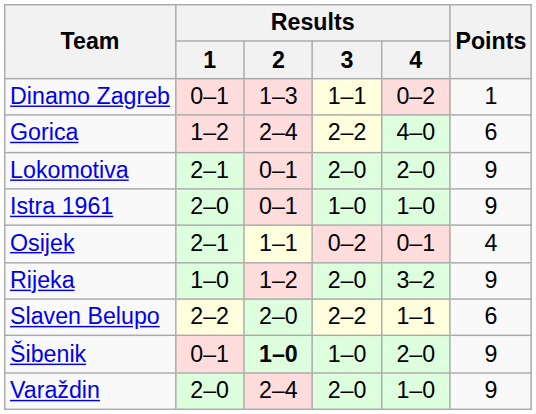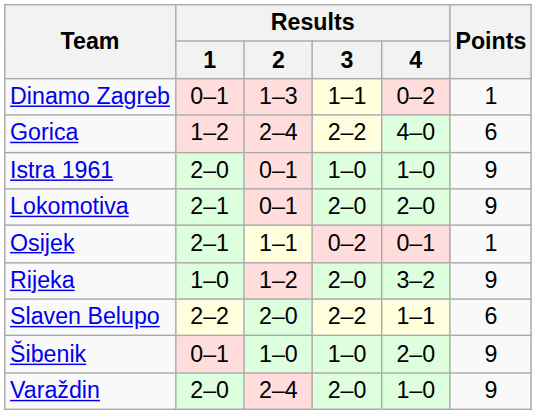rows swapped: (62, 206) <-> (69, 170)
(491, 243) 4 -> (491, 243) 1
(278, 354) bold -> (278, 354) normal
